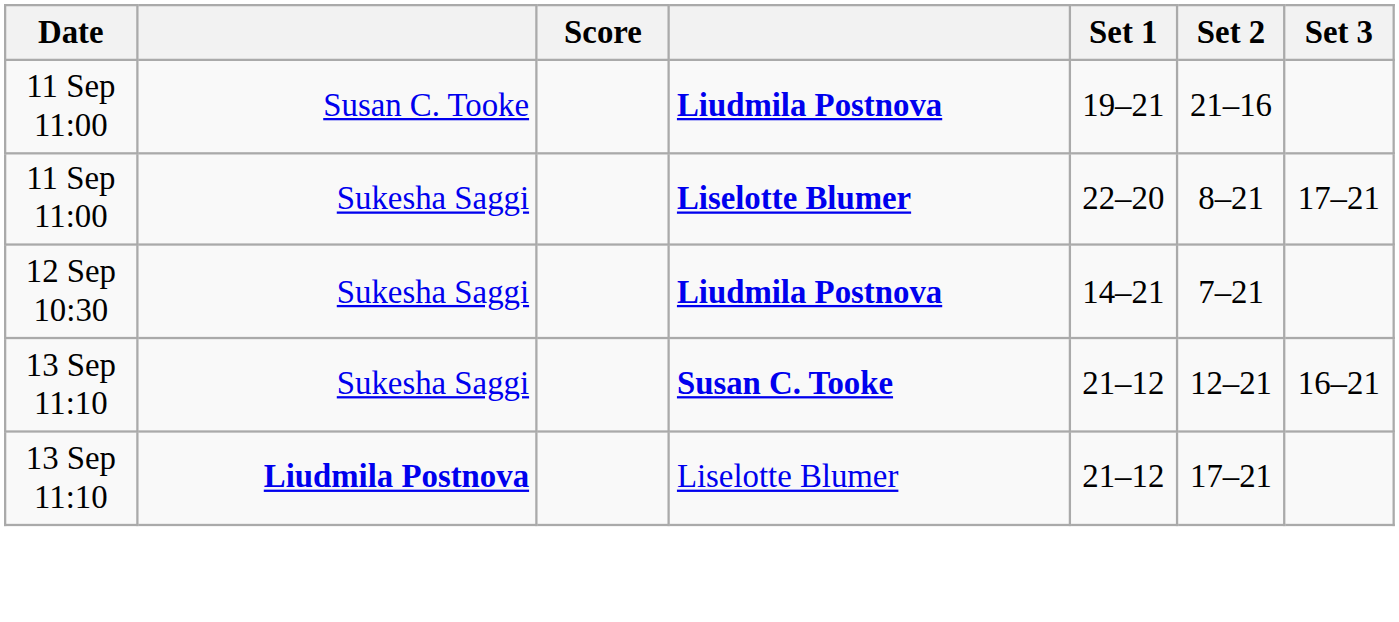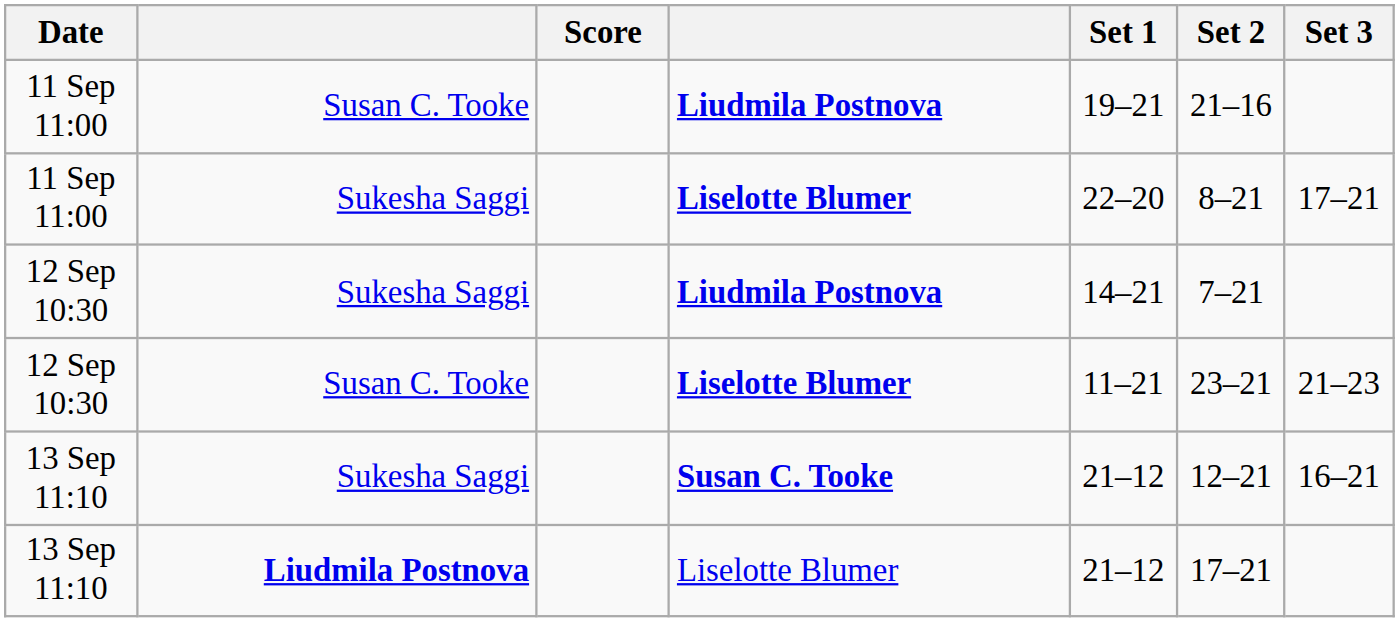+ row: (71, 384)
